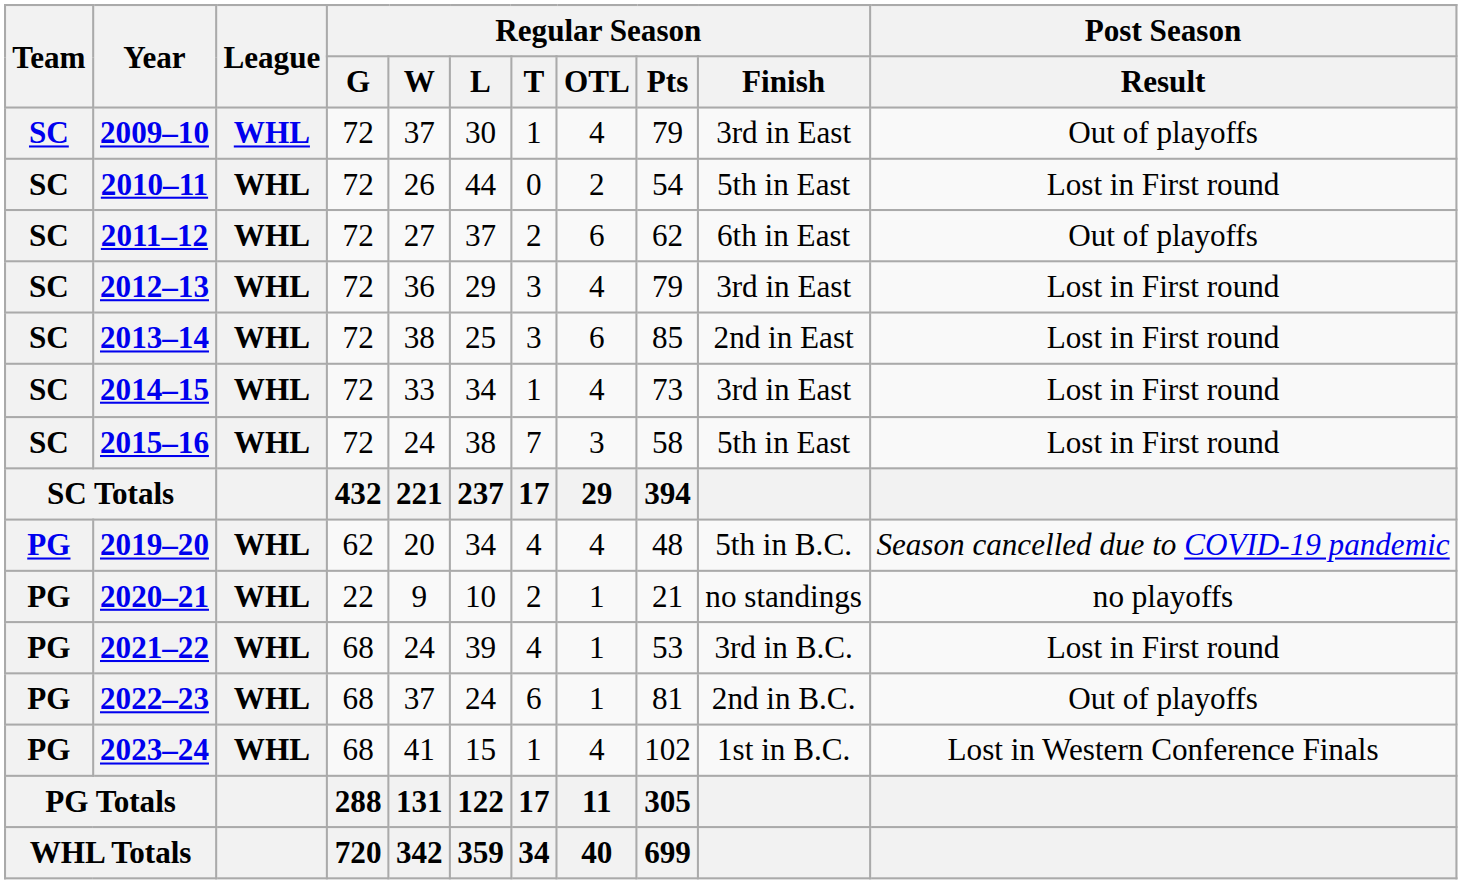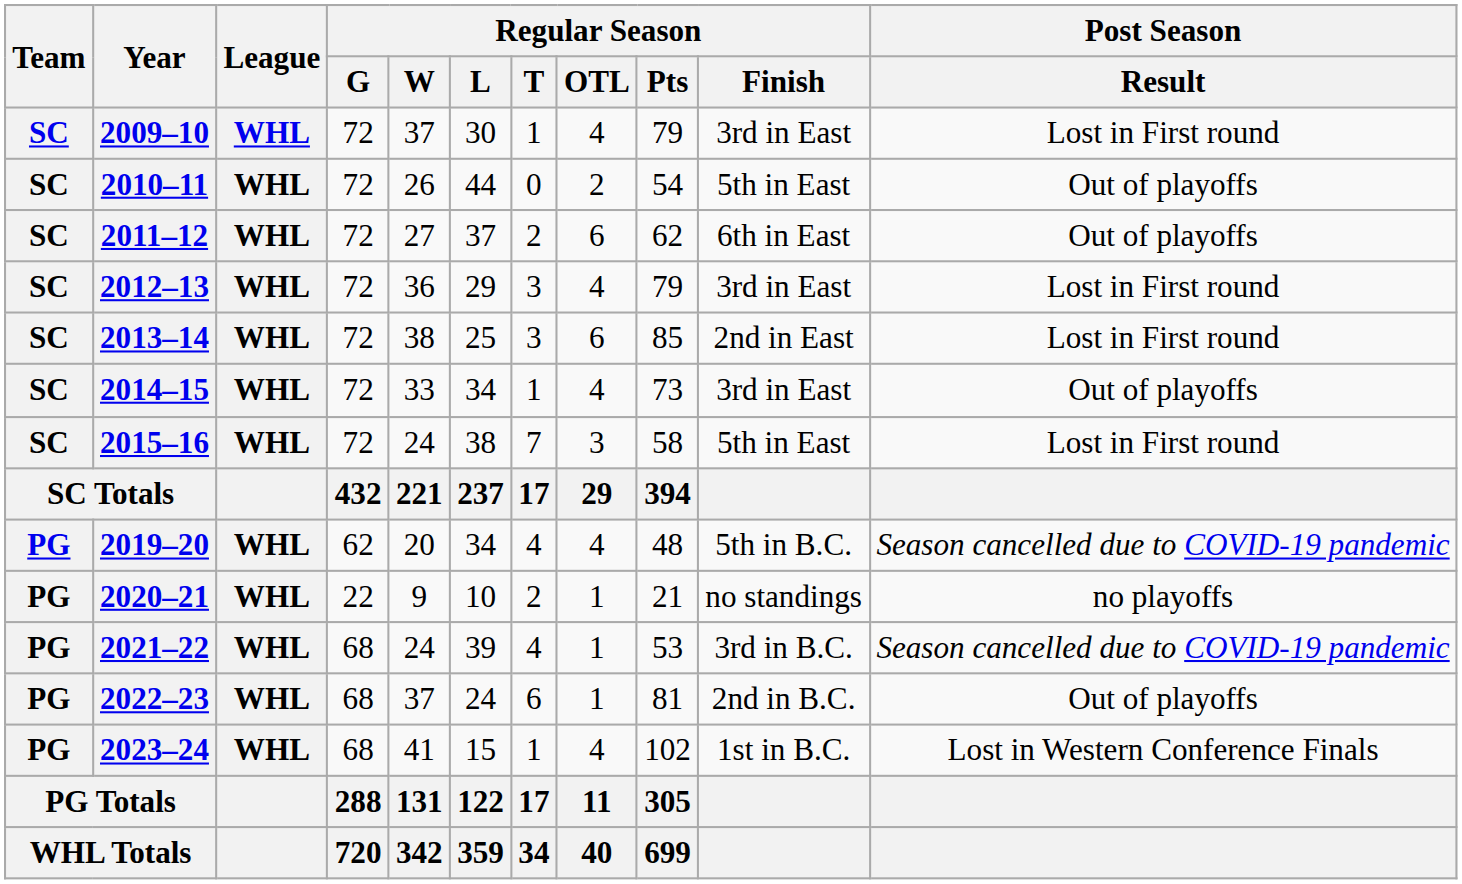(1163, 133) Out of playoffs -> (1163, 133) Lost in First round
(1163, 184) Lost in First round -> (1163, 184) Out of playoffs
(1163, 390) Lost in First round -> (1163, 390) Out of playoffs
(1163, 646) Lost in First round -> (1163, 646) Season cancelled due to COVID-19 pandemic
